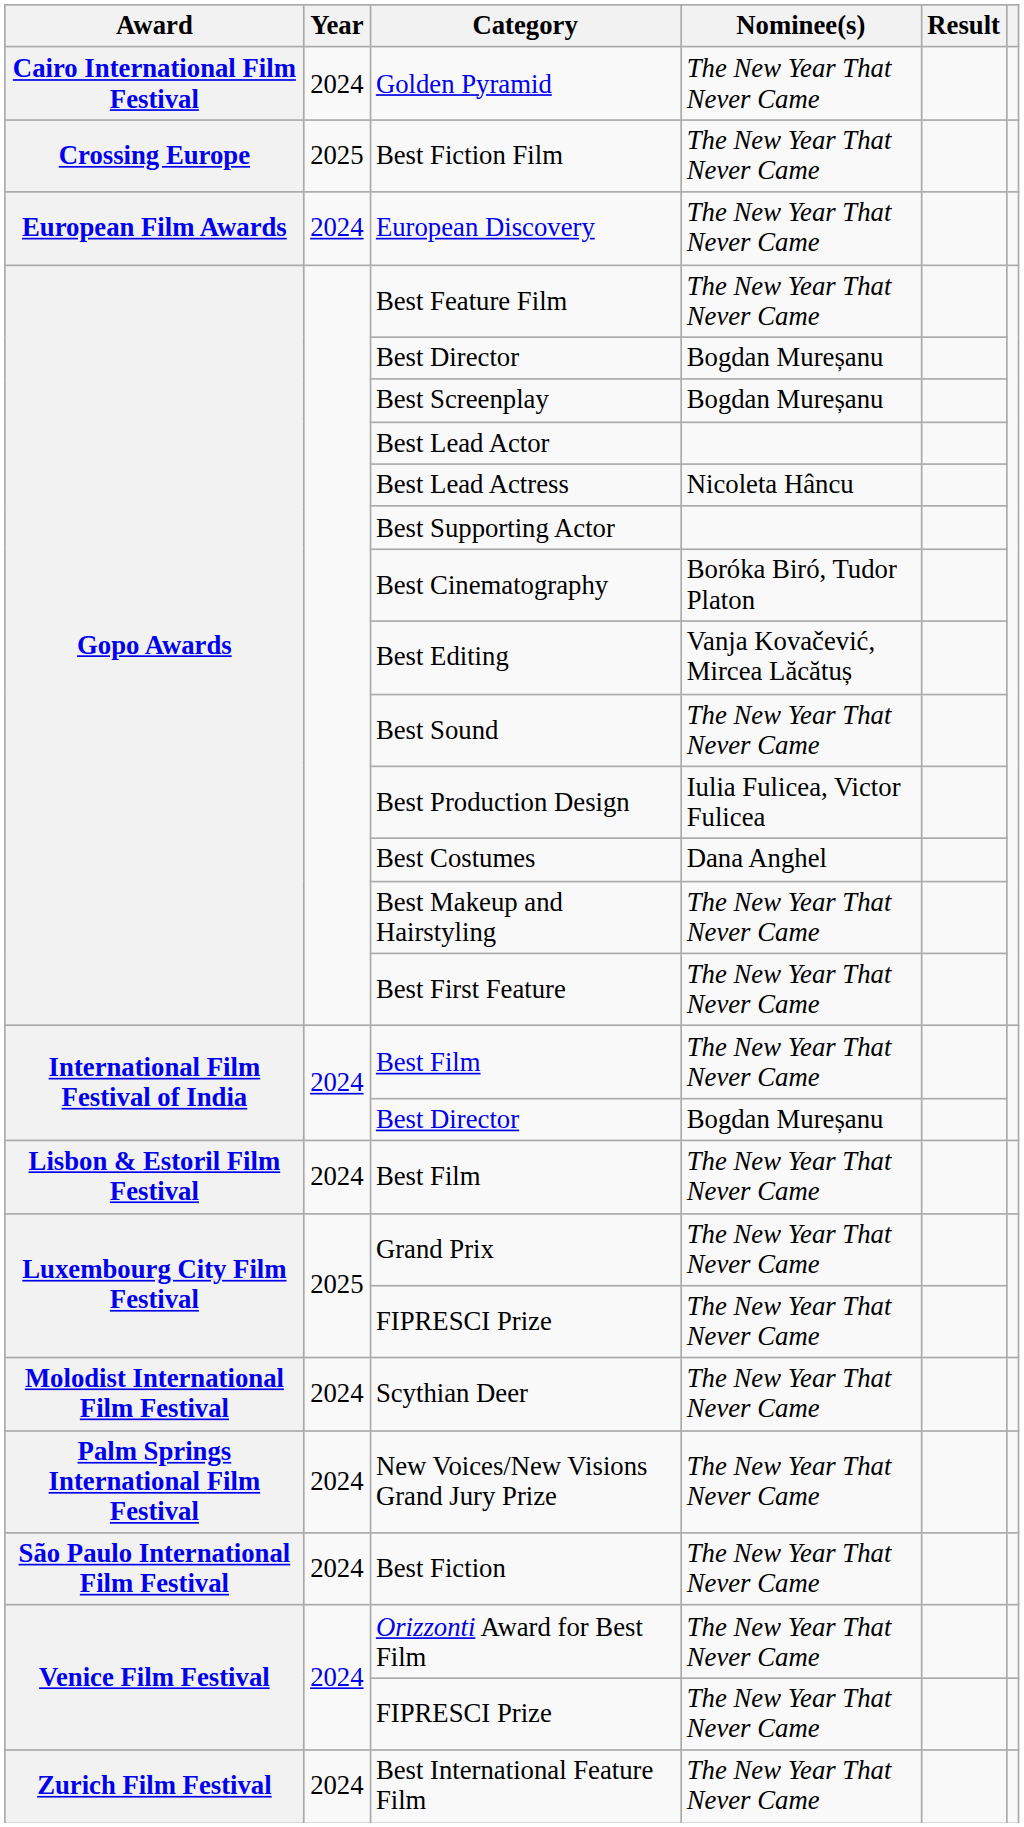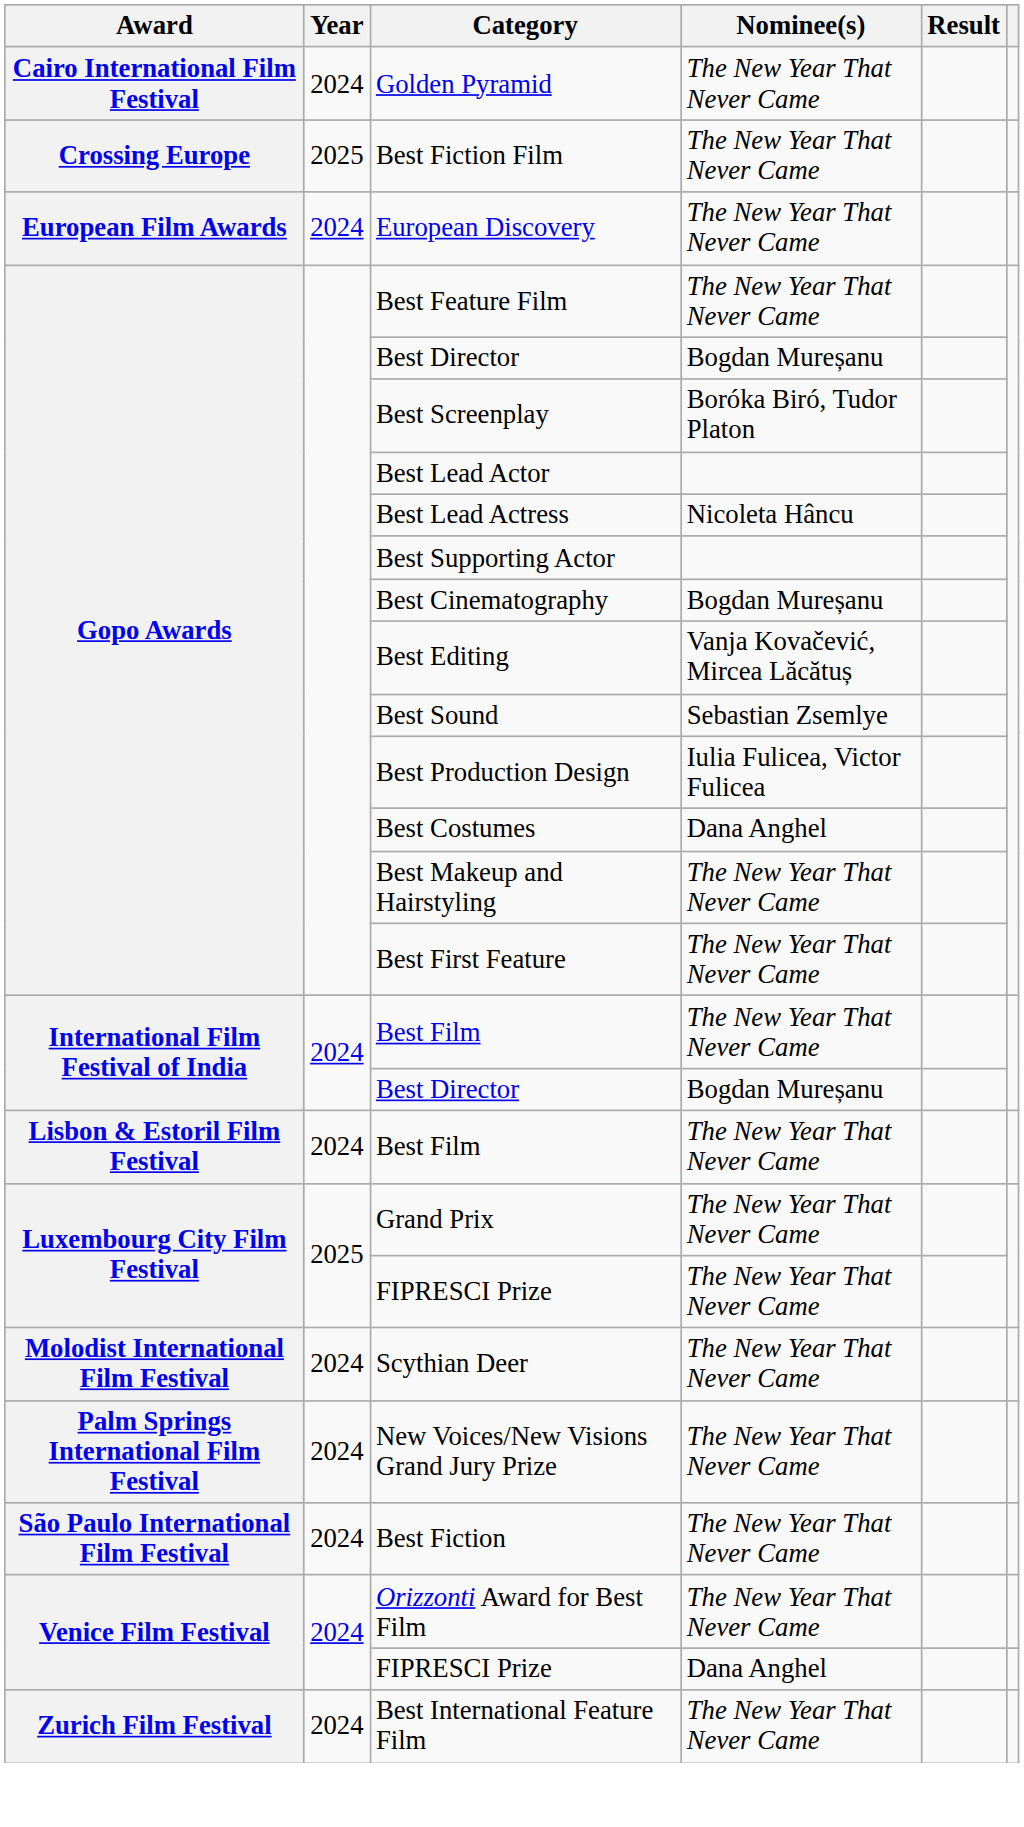(785, 400) Bogdan Mureșanu -> (792, 415) Boróka Biró, Tudor Platon
(792, 584) Boróka Biró, Tudor Platon -> (785, 599) Bogdan Mureșanu
(789, 729) The New Year That Never Came -> (787, 714) Sebastian Zsemlye
(789, 1713) The New Year That Never Came -> (757, 1668) Dana Anghel
